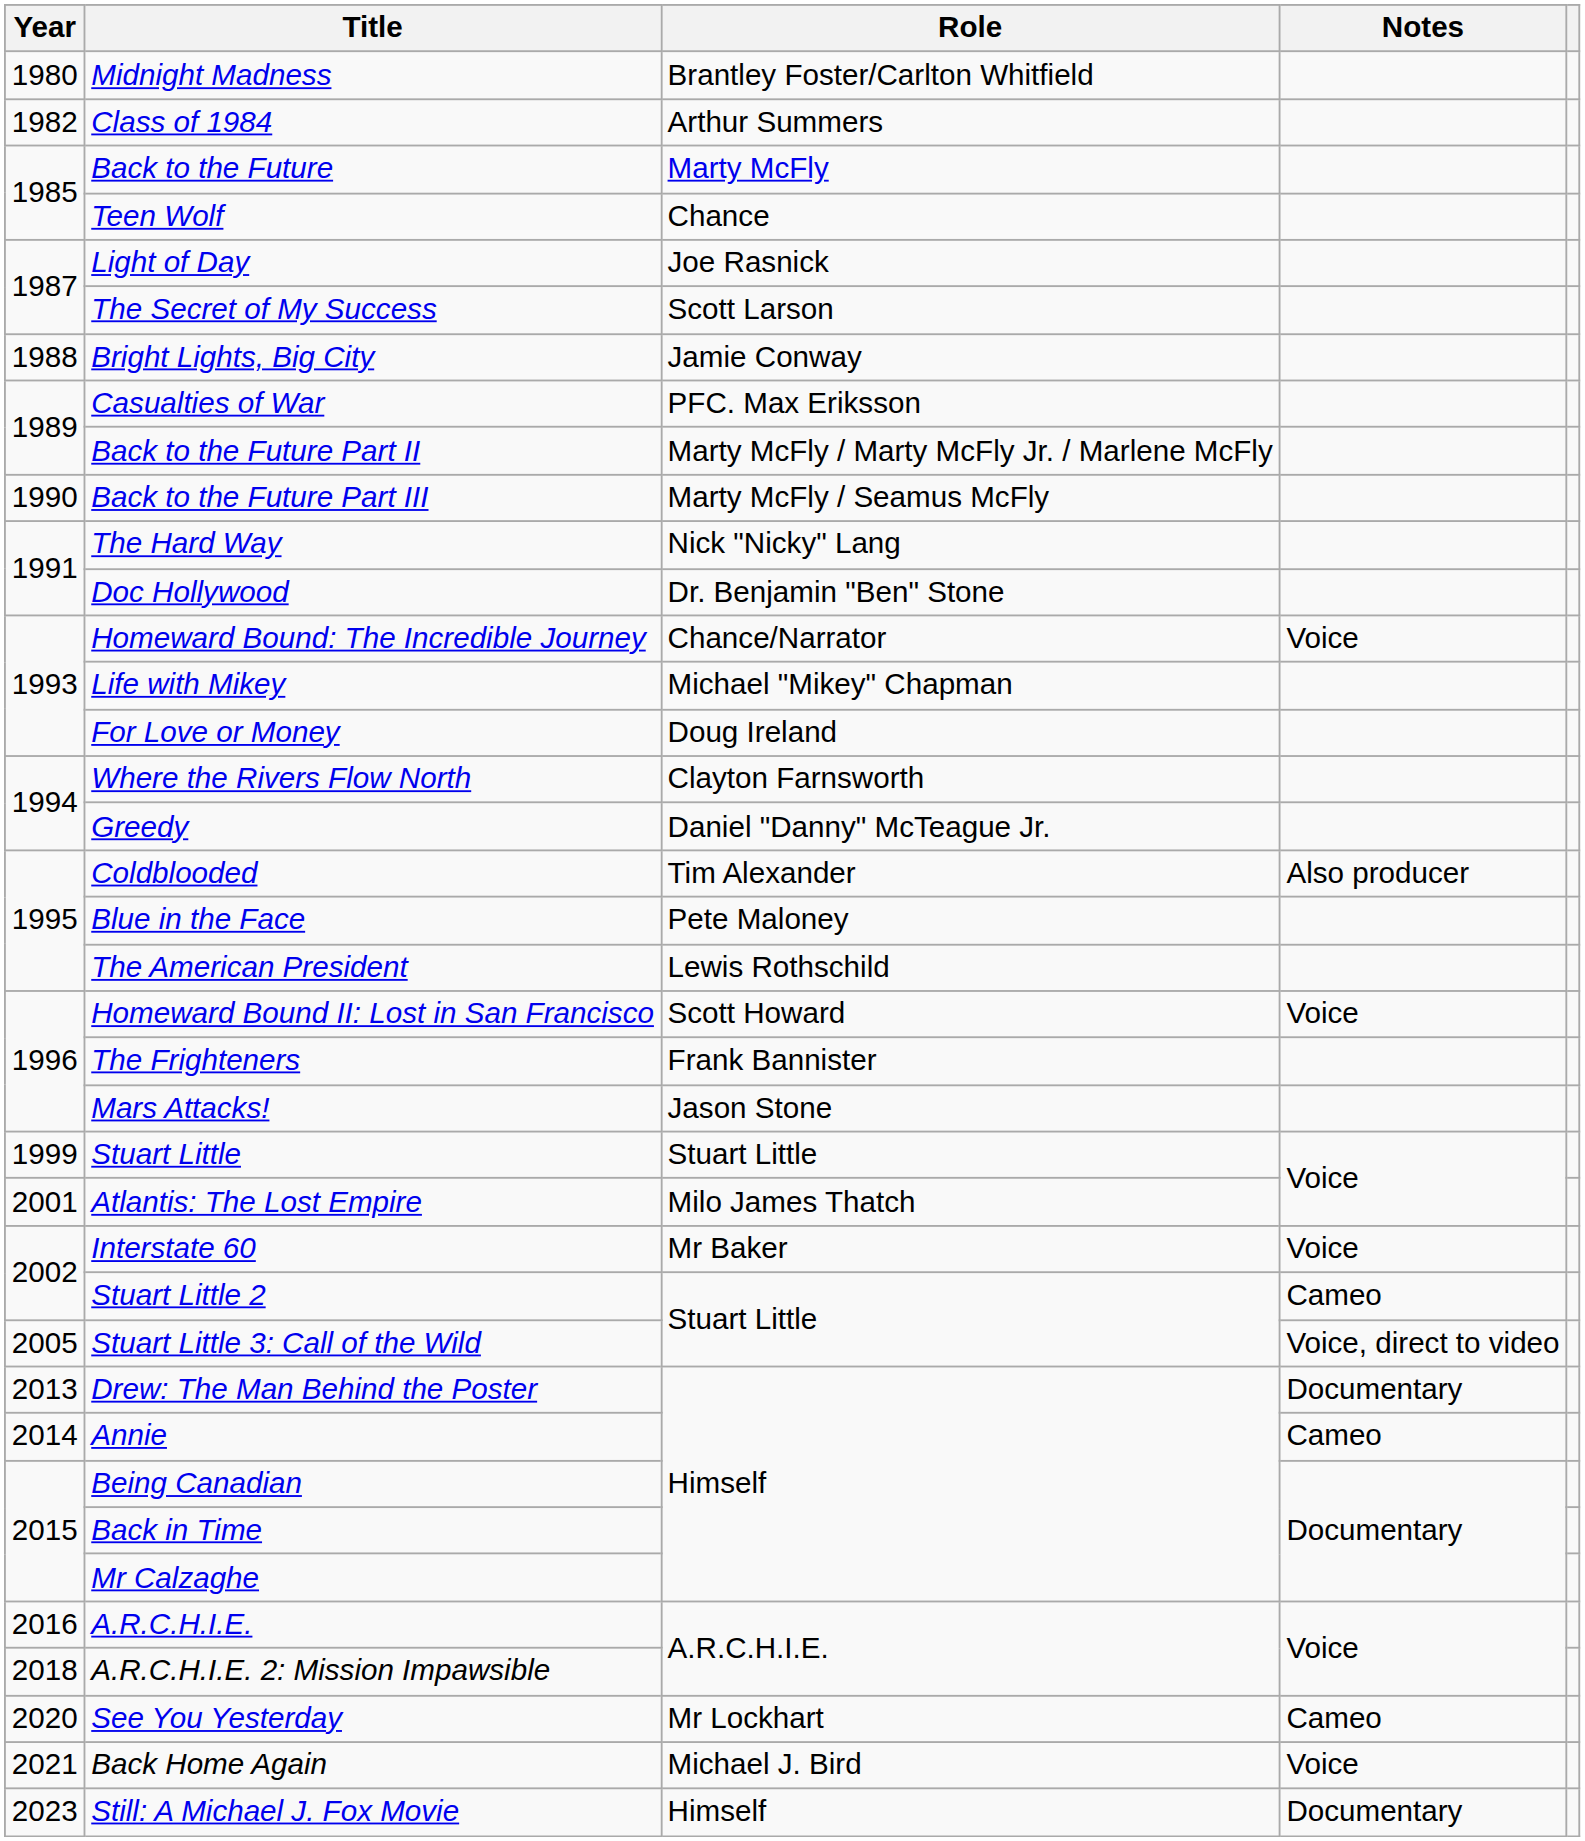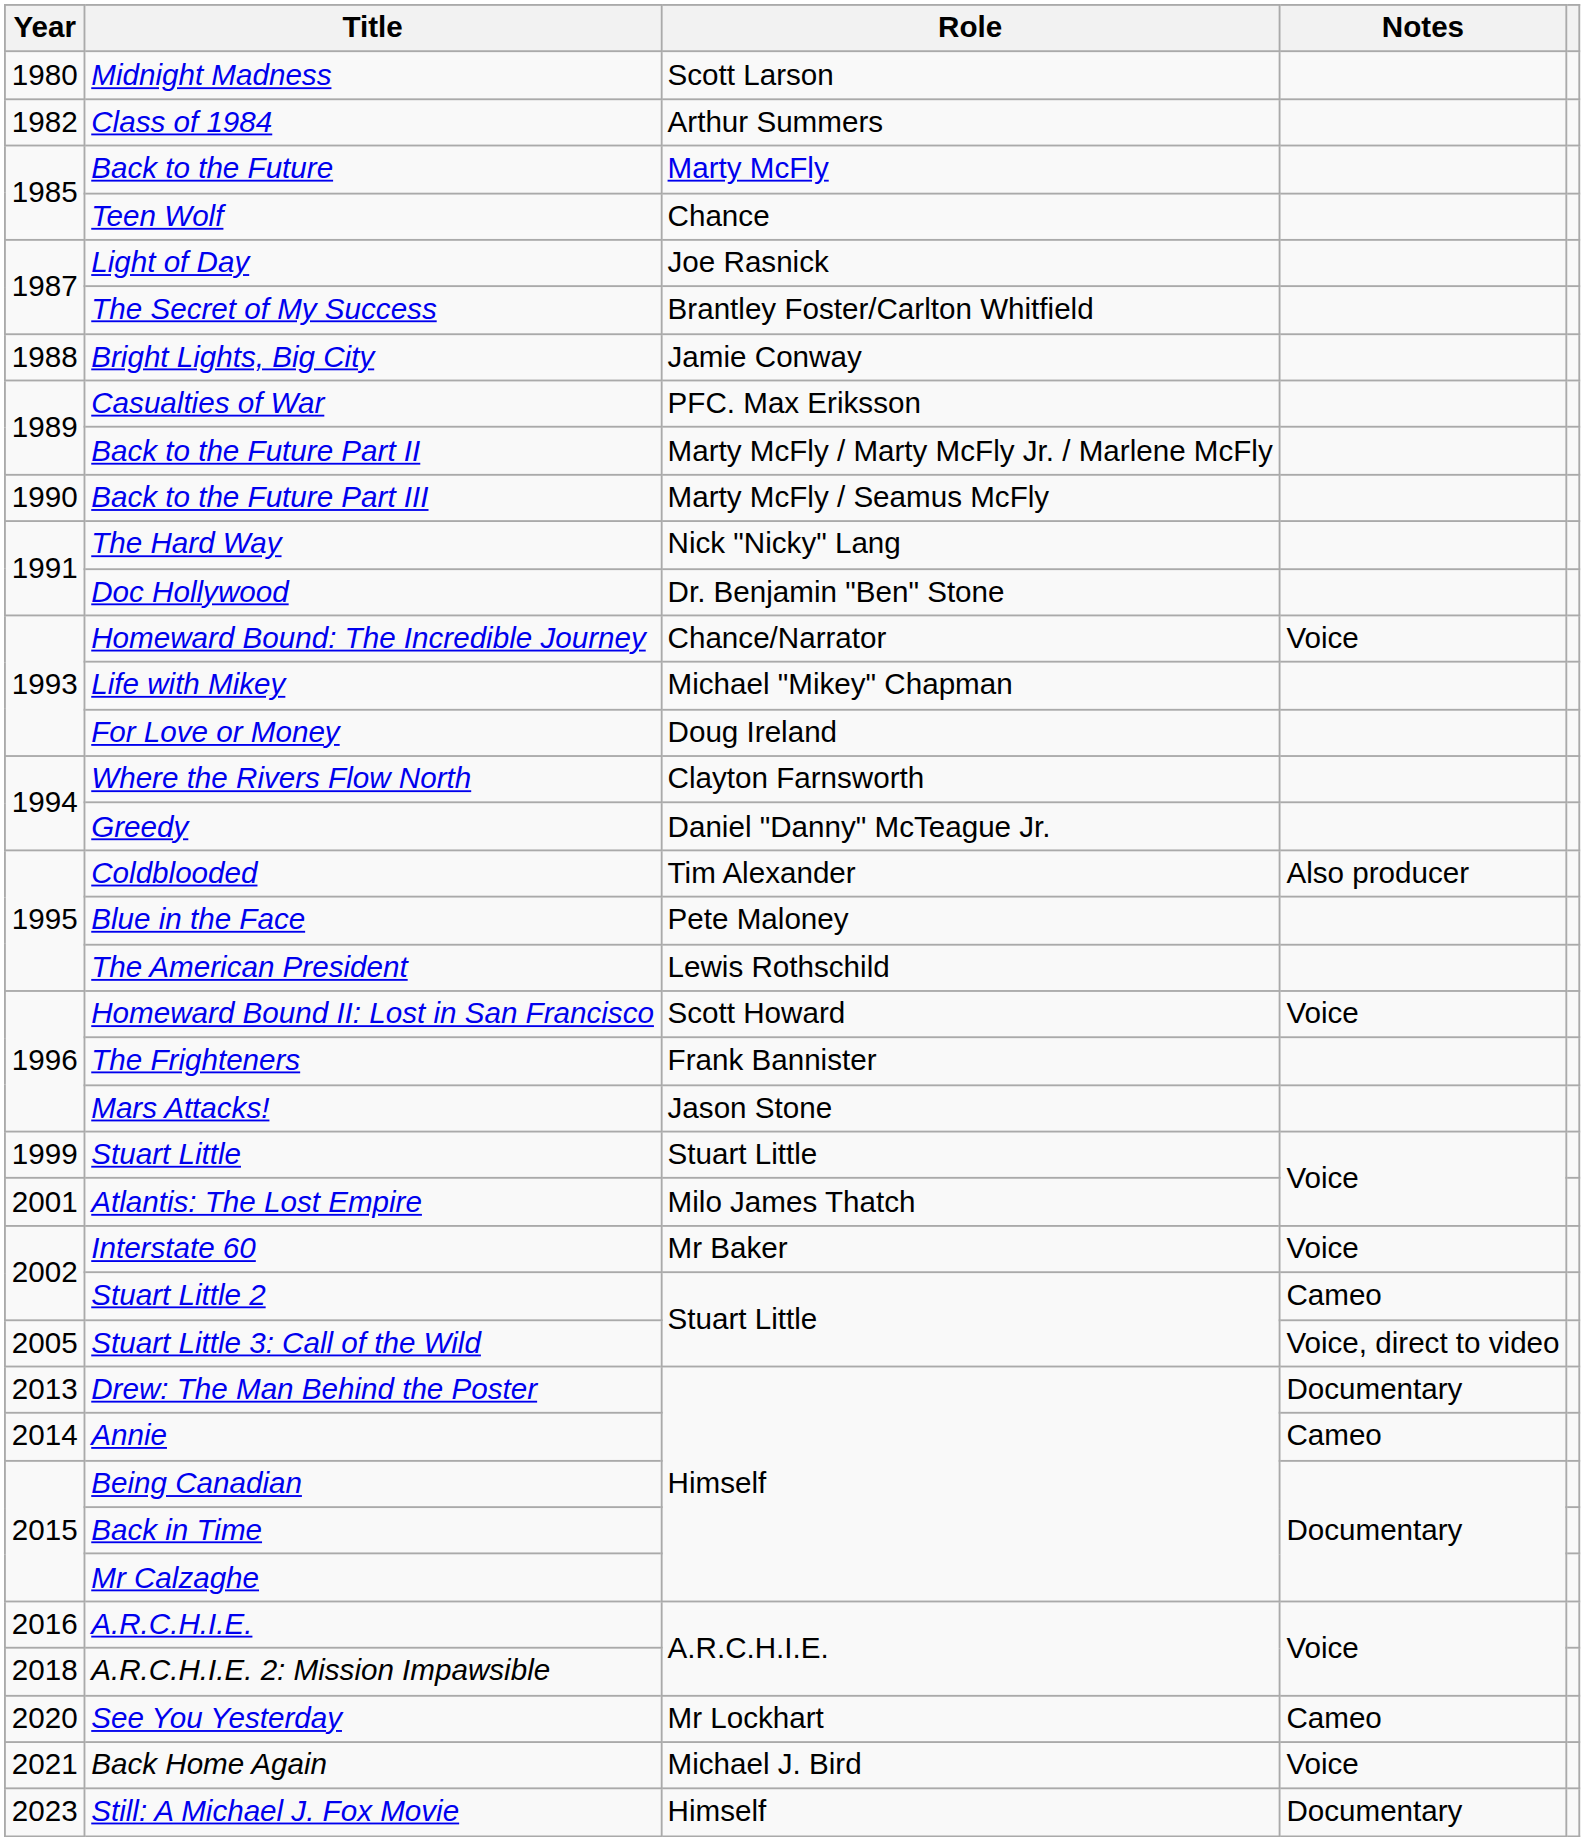(881, 74) Brantley Foster/Carlton Whitfield -> (751, 74) Scott Larson
(751, 309) Scott Larson -> (881, 309) Brantley Foster/Carlton Whitfield
